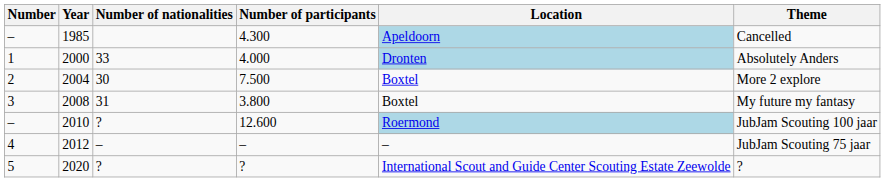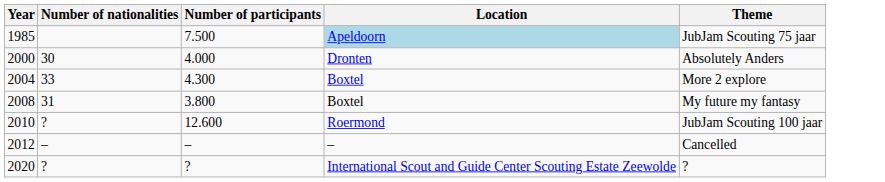- column: (32, 15)
(254, 36) 4.300 -> (200, 36) 7.500
(764, 36) Cancelled -> (749, 36) JubJam Scouting 75 jaar
(102, 58) 33 -> (48, 58) 30
(404, 58) lightblue background -> (350, 58) no background
(102, 79) 30 -> (48, 79) 33
(254, 79) 7.500 -> (200, 79) 4.300
(411, 123) lightblue background -> (356, 123) no background
(803, 144) JubJam Scouting 75 jaar -> (709, 144) Cancelled
